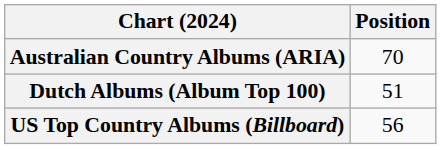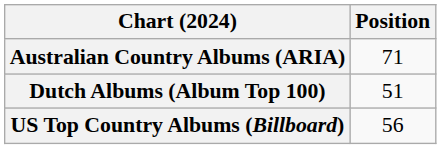(393, 56) 70 -> (393, 56) 71
